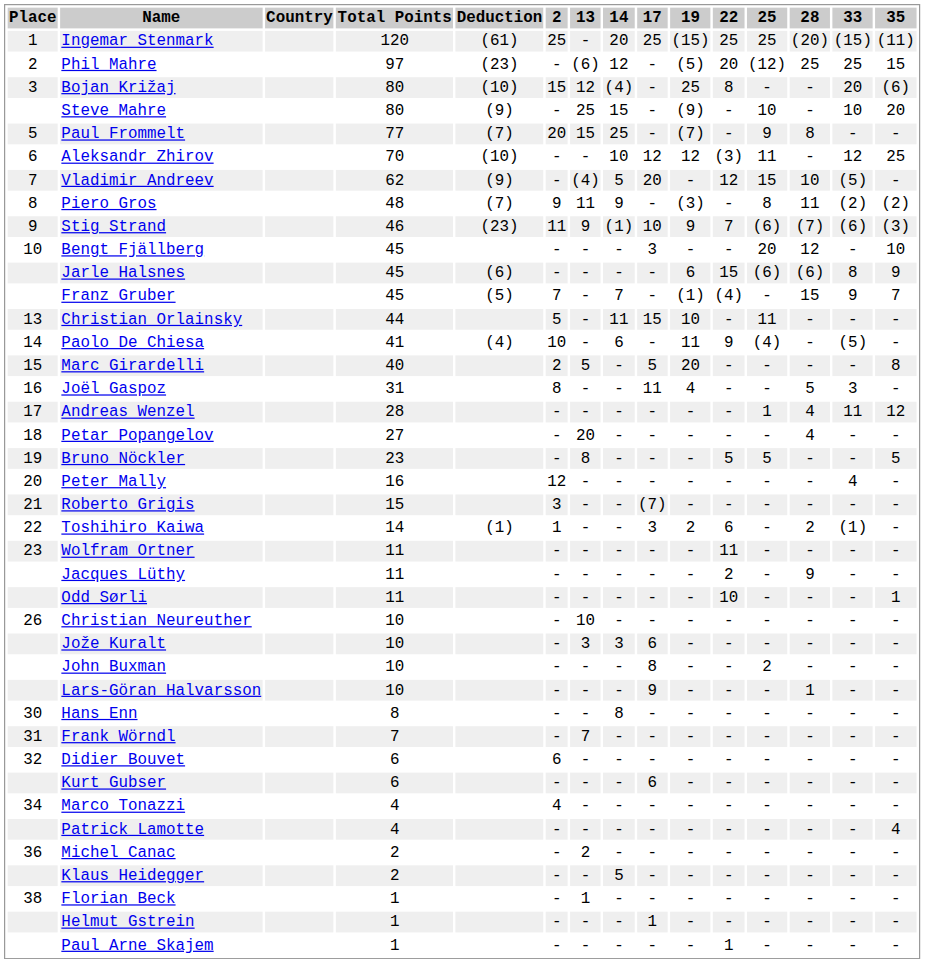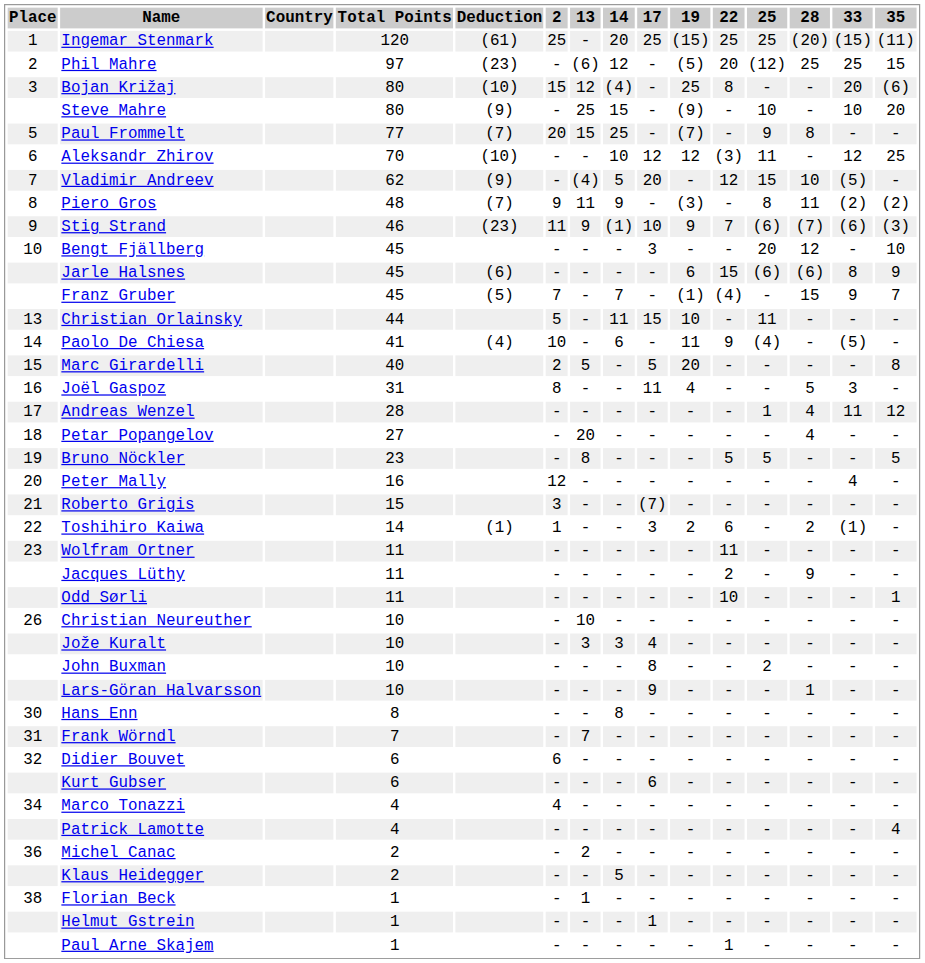(652, 644) 6 -> (652, 644) 4
